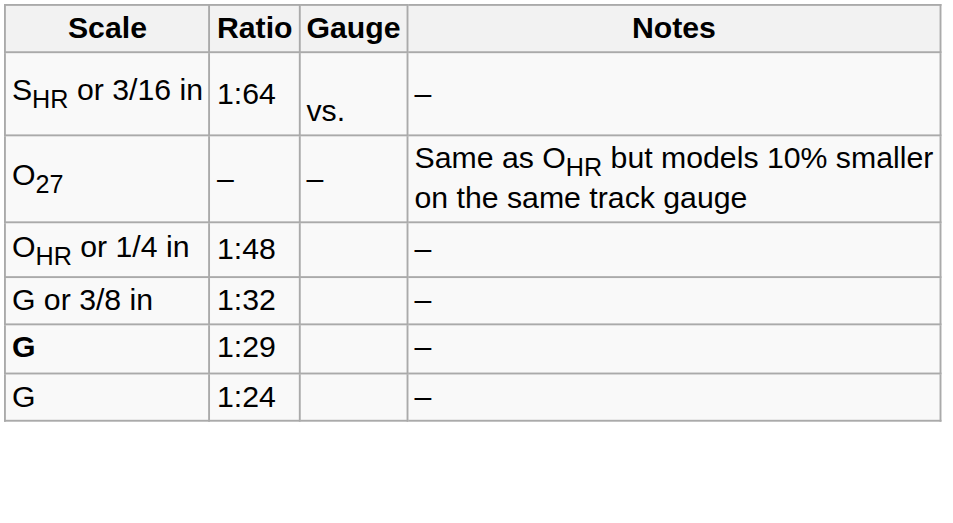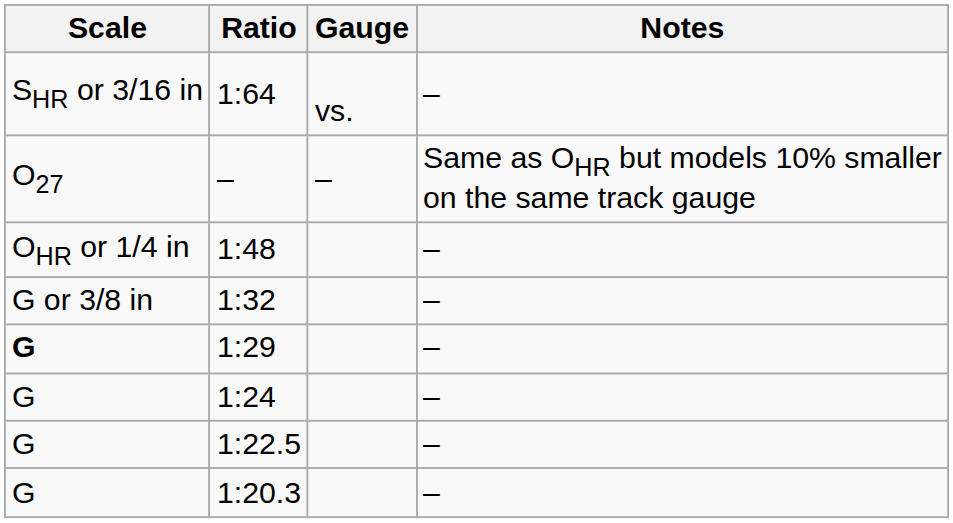+ row: (259, 444)
+ row: (259, 492)
